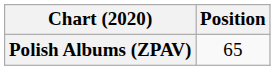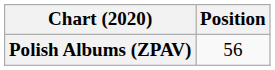(233, 49) 65 -> (233, 49) 56
